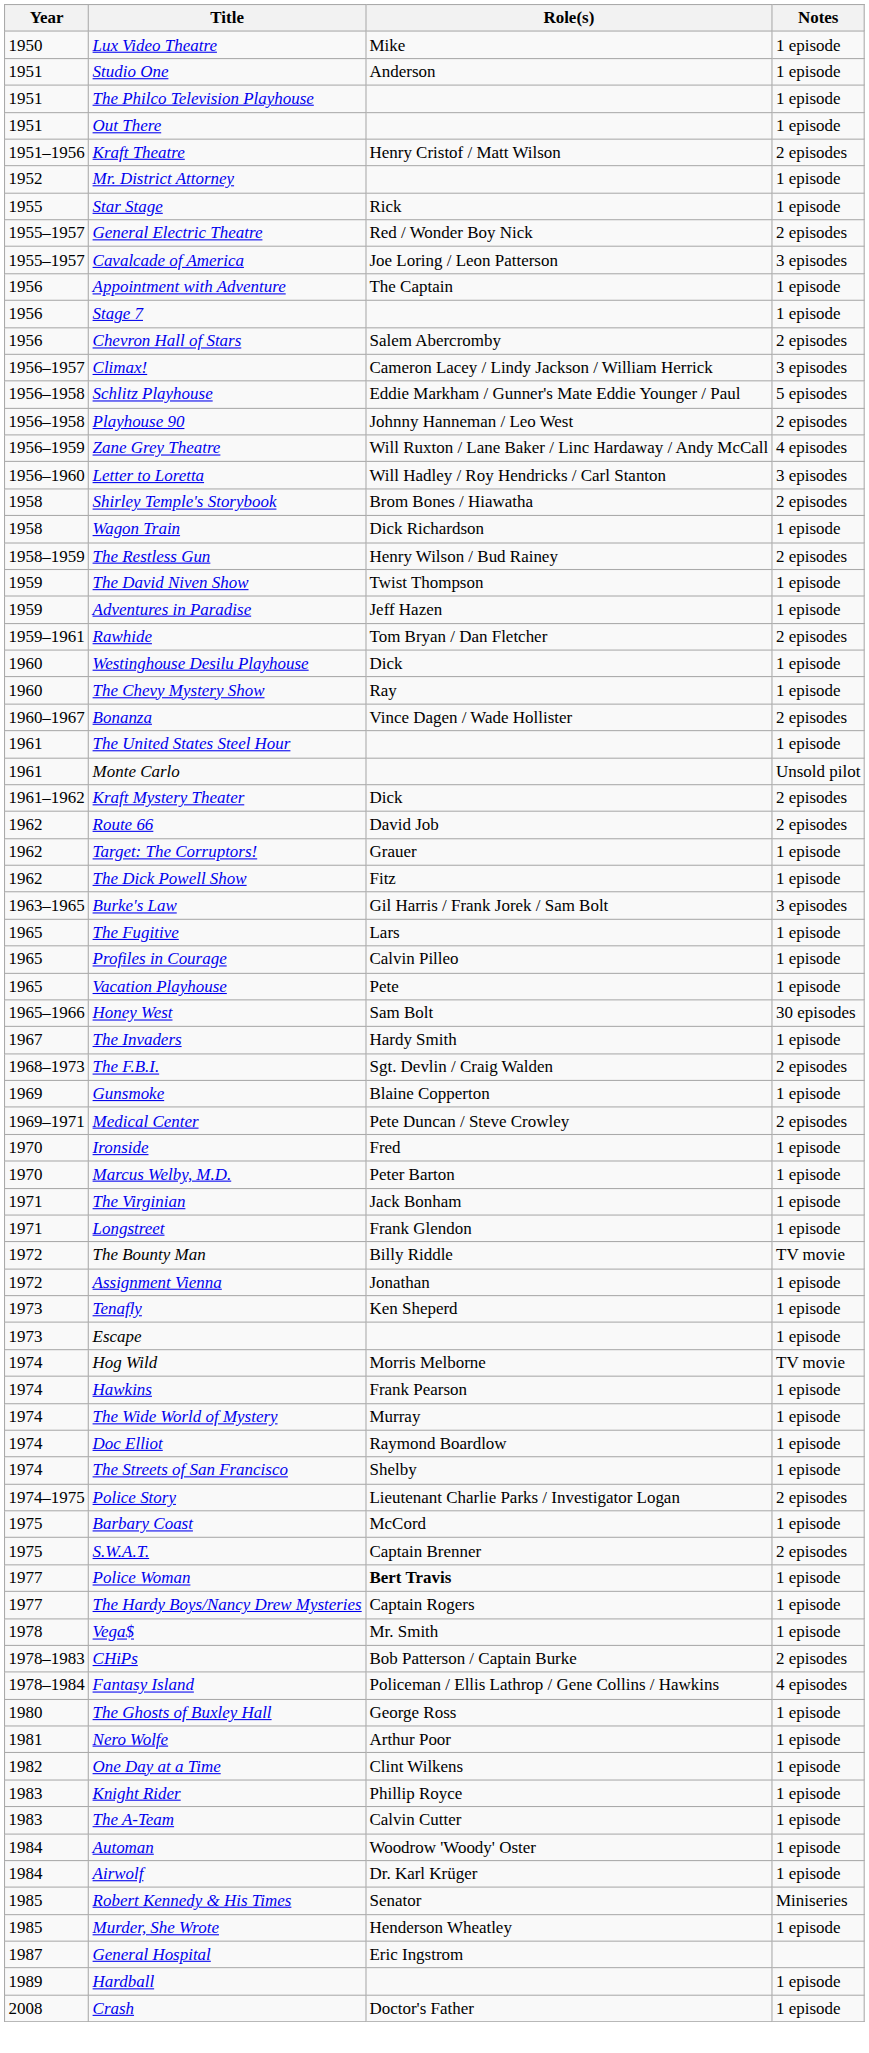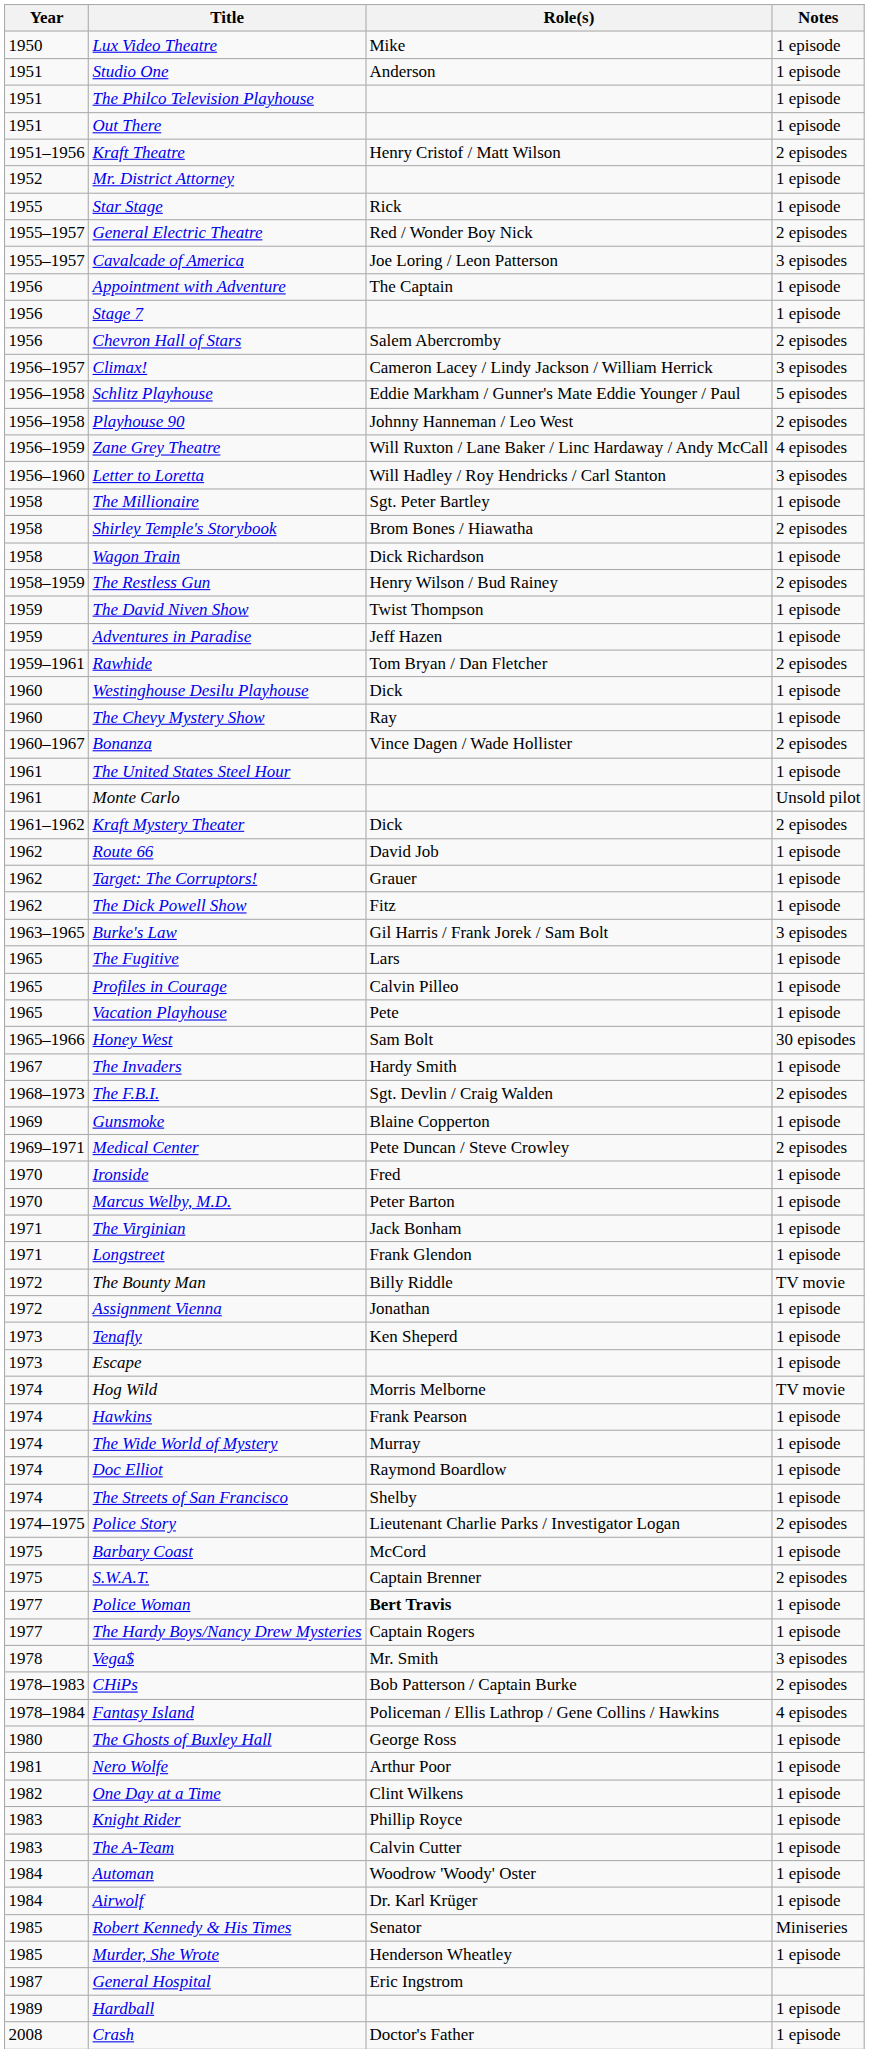+ row: (146, 502)
(812, 824) 2 episodes -> (808, 851) 1 episode
(808, 1631) 1 episode -> (812, 1658) 3 episodes
